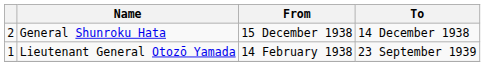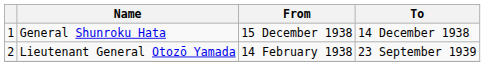(11, 33) 2 -> (11, 33) 1
(11, 52) 1 -> (11, 52) 2
